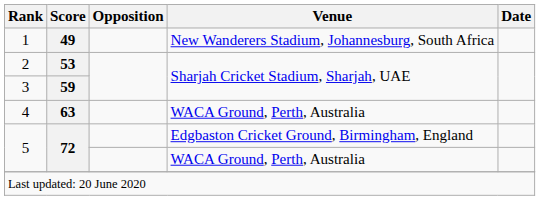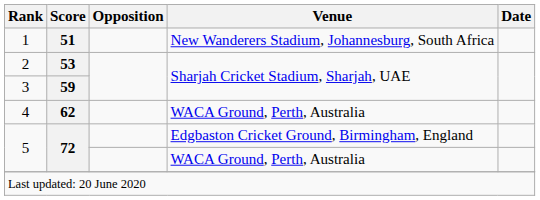(68, 40) 49 -> (68, 40) 51
(68, 111) 63 -> (68, 111) 62
